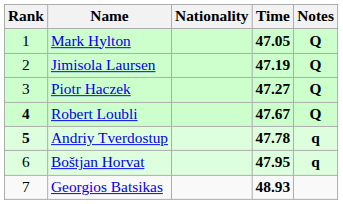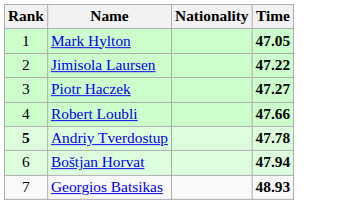- column: (316, 16)
(273, 65) 47.19 -> (273, 65) 47.22
(26, 114) bold -> (26, 114) normal
(273, 114) 47.67 -> (273, 114) 47.66
(273, 162) 47.95 -> (273, 162) 47.94
